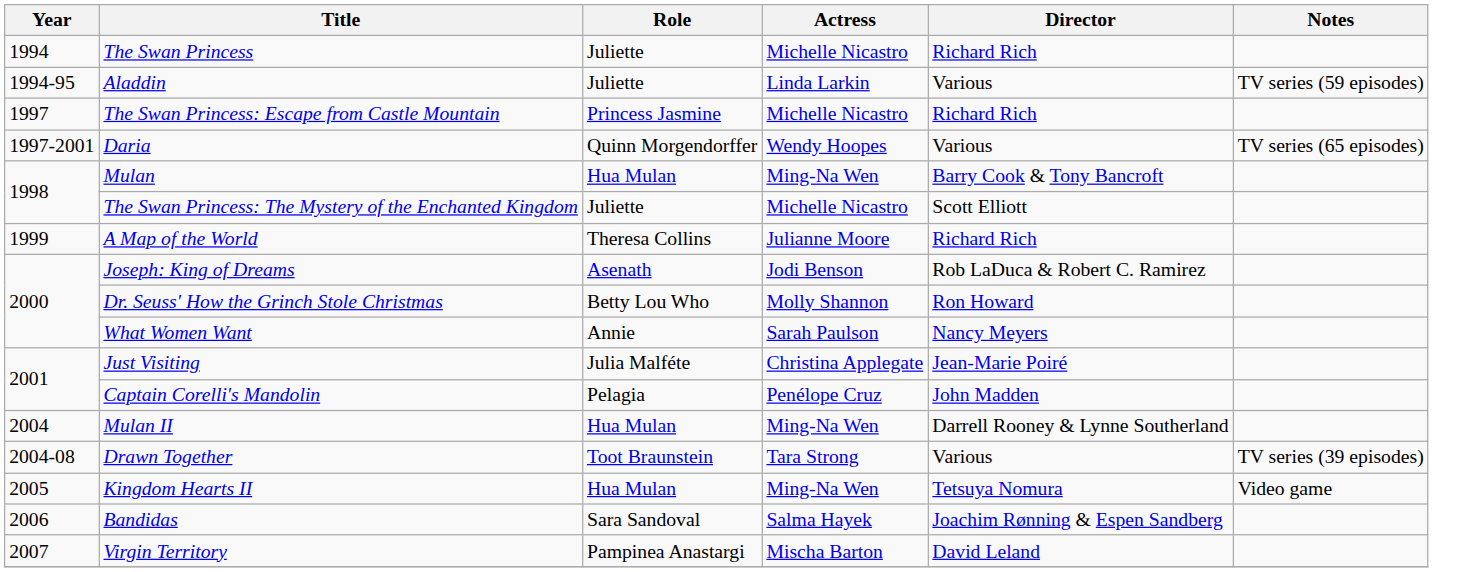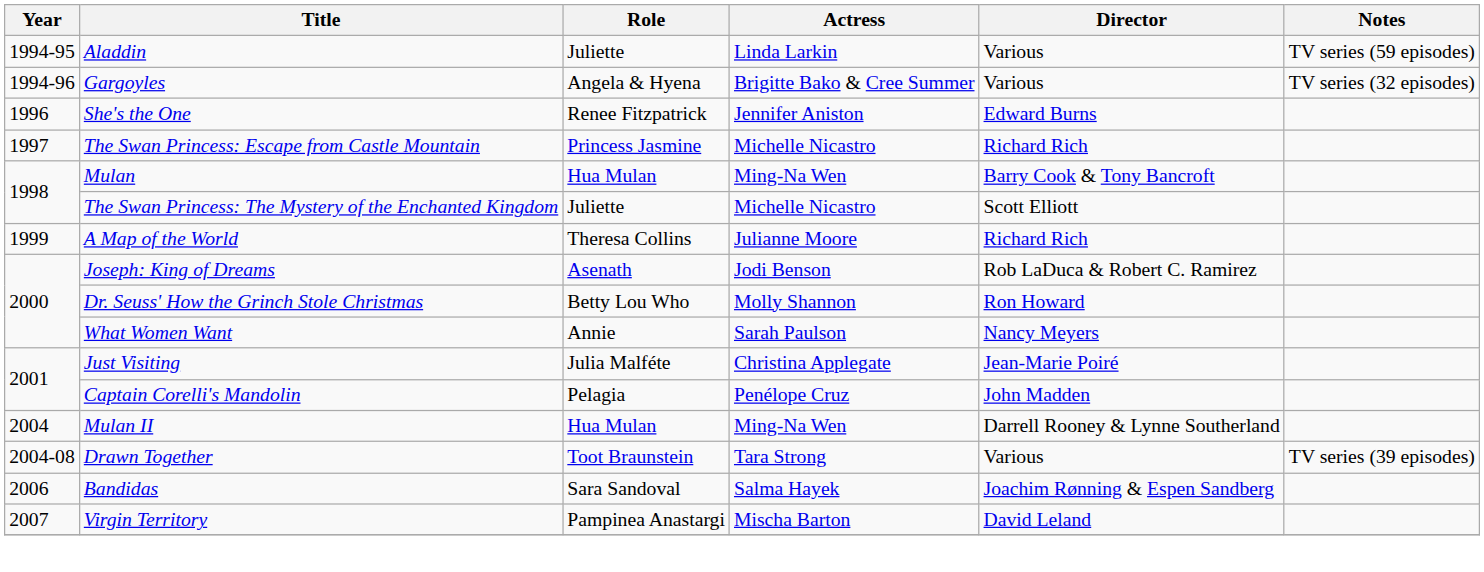- row: (178, 51)
+ row: (124, 82)
+ row: (137, 113)
- row: (127, 144)
- row: (178, 488)
